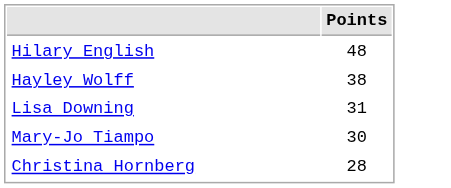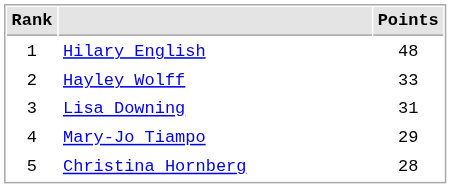+ column: (32, 21)
(357, 80) 38 -> (408, 80) 33
(357, 138) 30 -> (408, 138) 29
